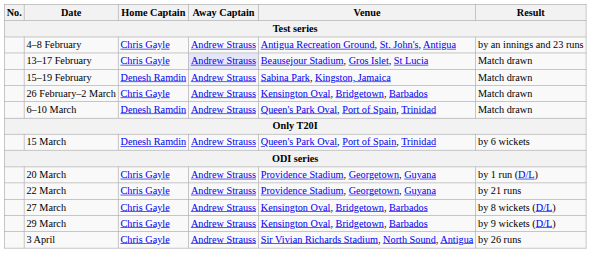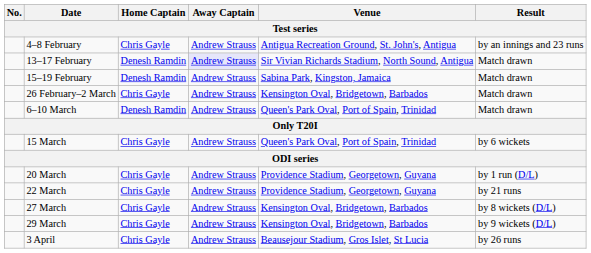(145, 61) Chris Gayle -> (153, 61) Denesh Ramdin
(345, 61) Beausejour Stadium, Gros Islet, St Lucia -> (367, 61) Sir Vivian Richards Stadium, North Sound, Antigua
(153, 142) Denesh Ramdin -> (145, 142) Chris Gayle
(367, 239) Sir Vivian Richards Stadium, North Sound, Antigua -> (345, 239) Beausejour Stadium, Gros Islet, St Lucia
